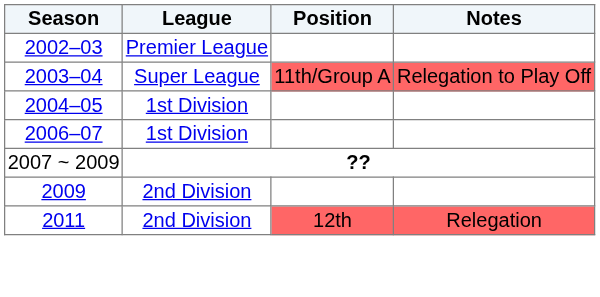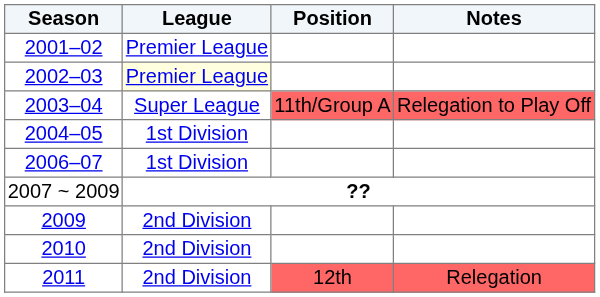+ row: (64, 47)
(197, 47) no background -> (197, 76) lightyellow background
+ row: (64, 248)
